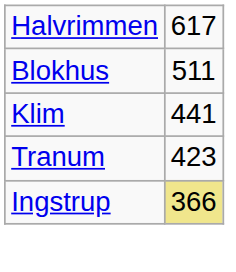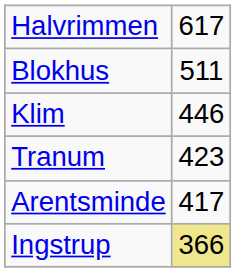(194, 114) 441 -> (201, 114) 446
+ row: (88, 201)
